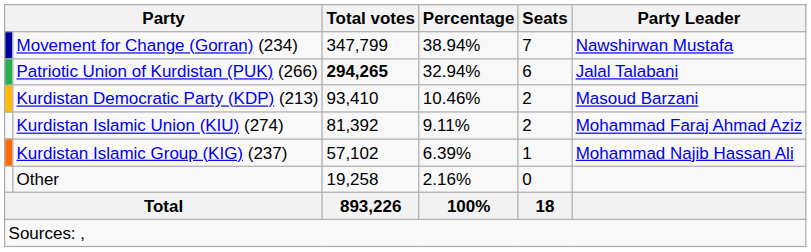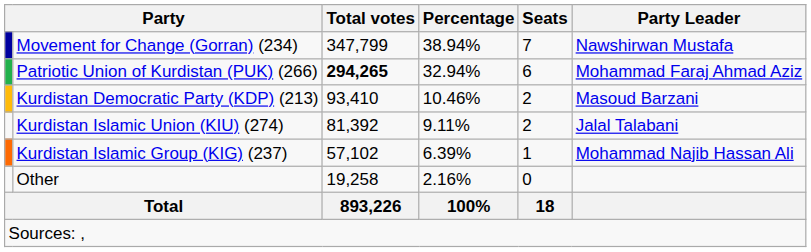(627, 72) Jalal Talabani -> (689, 72) Mohammad Faraj Ahmad Aziz
(689, 126) Mohammad Faraj Ahmad Aziz -> (627, 126) Jalal Talabani
